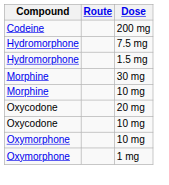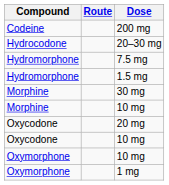+ row: (37, 44)
